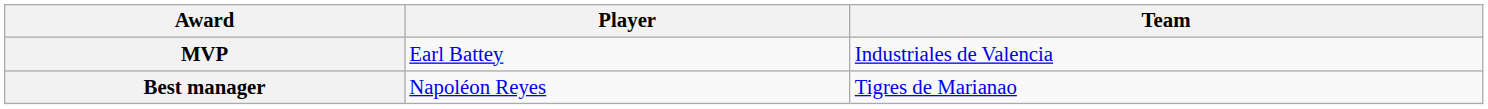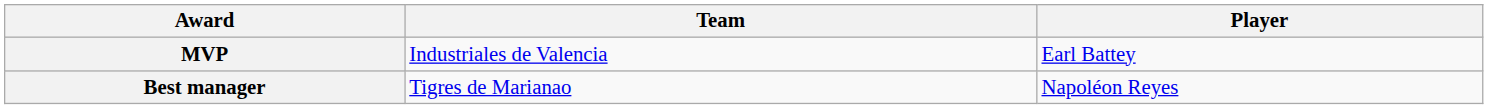columns swapped: (627, 20) <-> (1166, 20)
